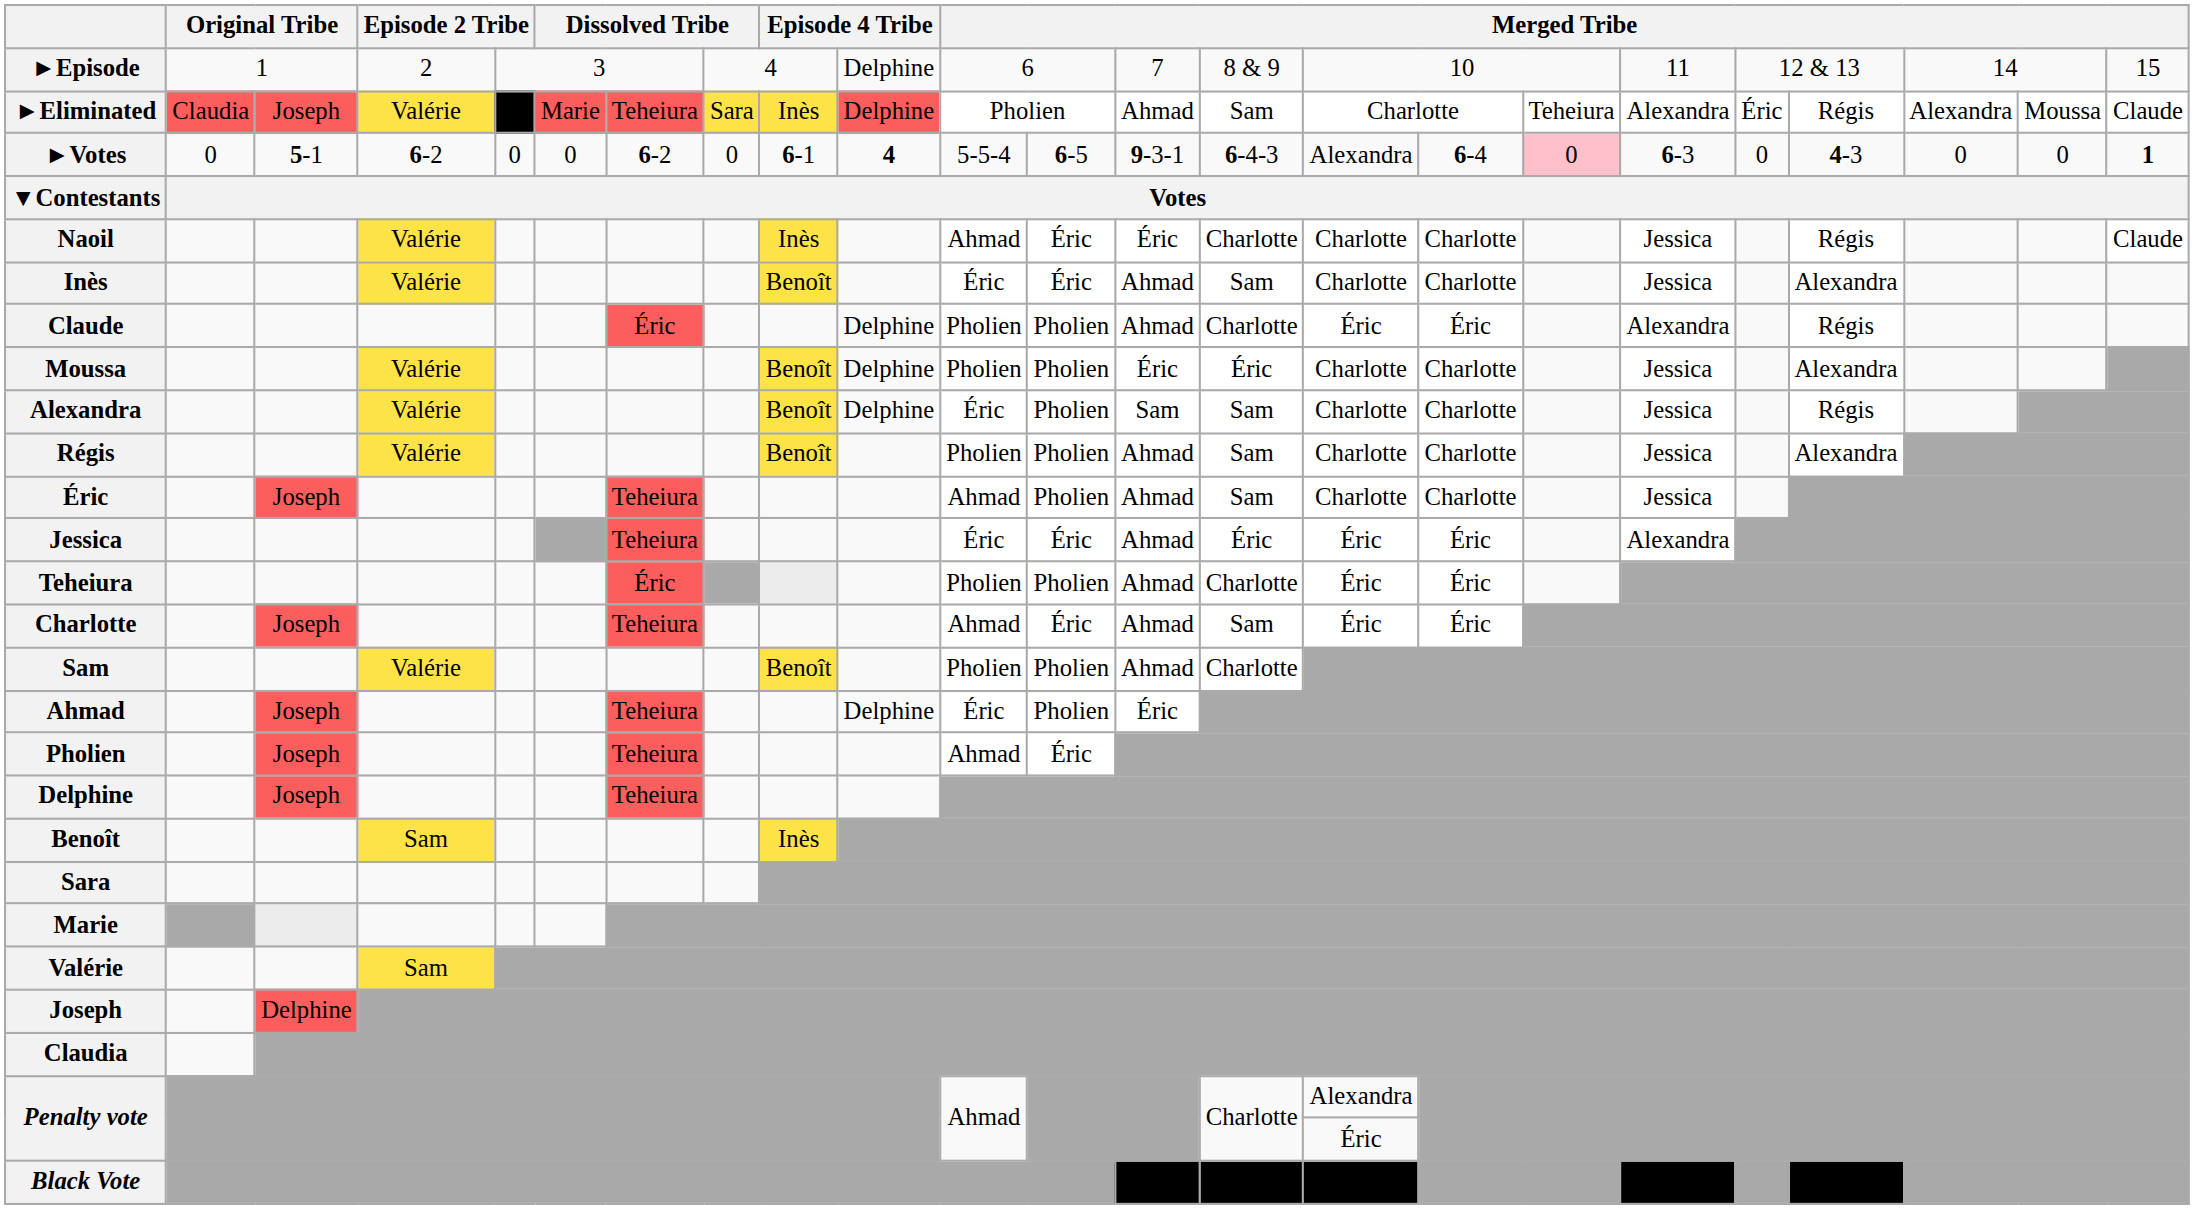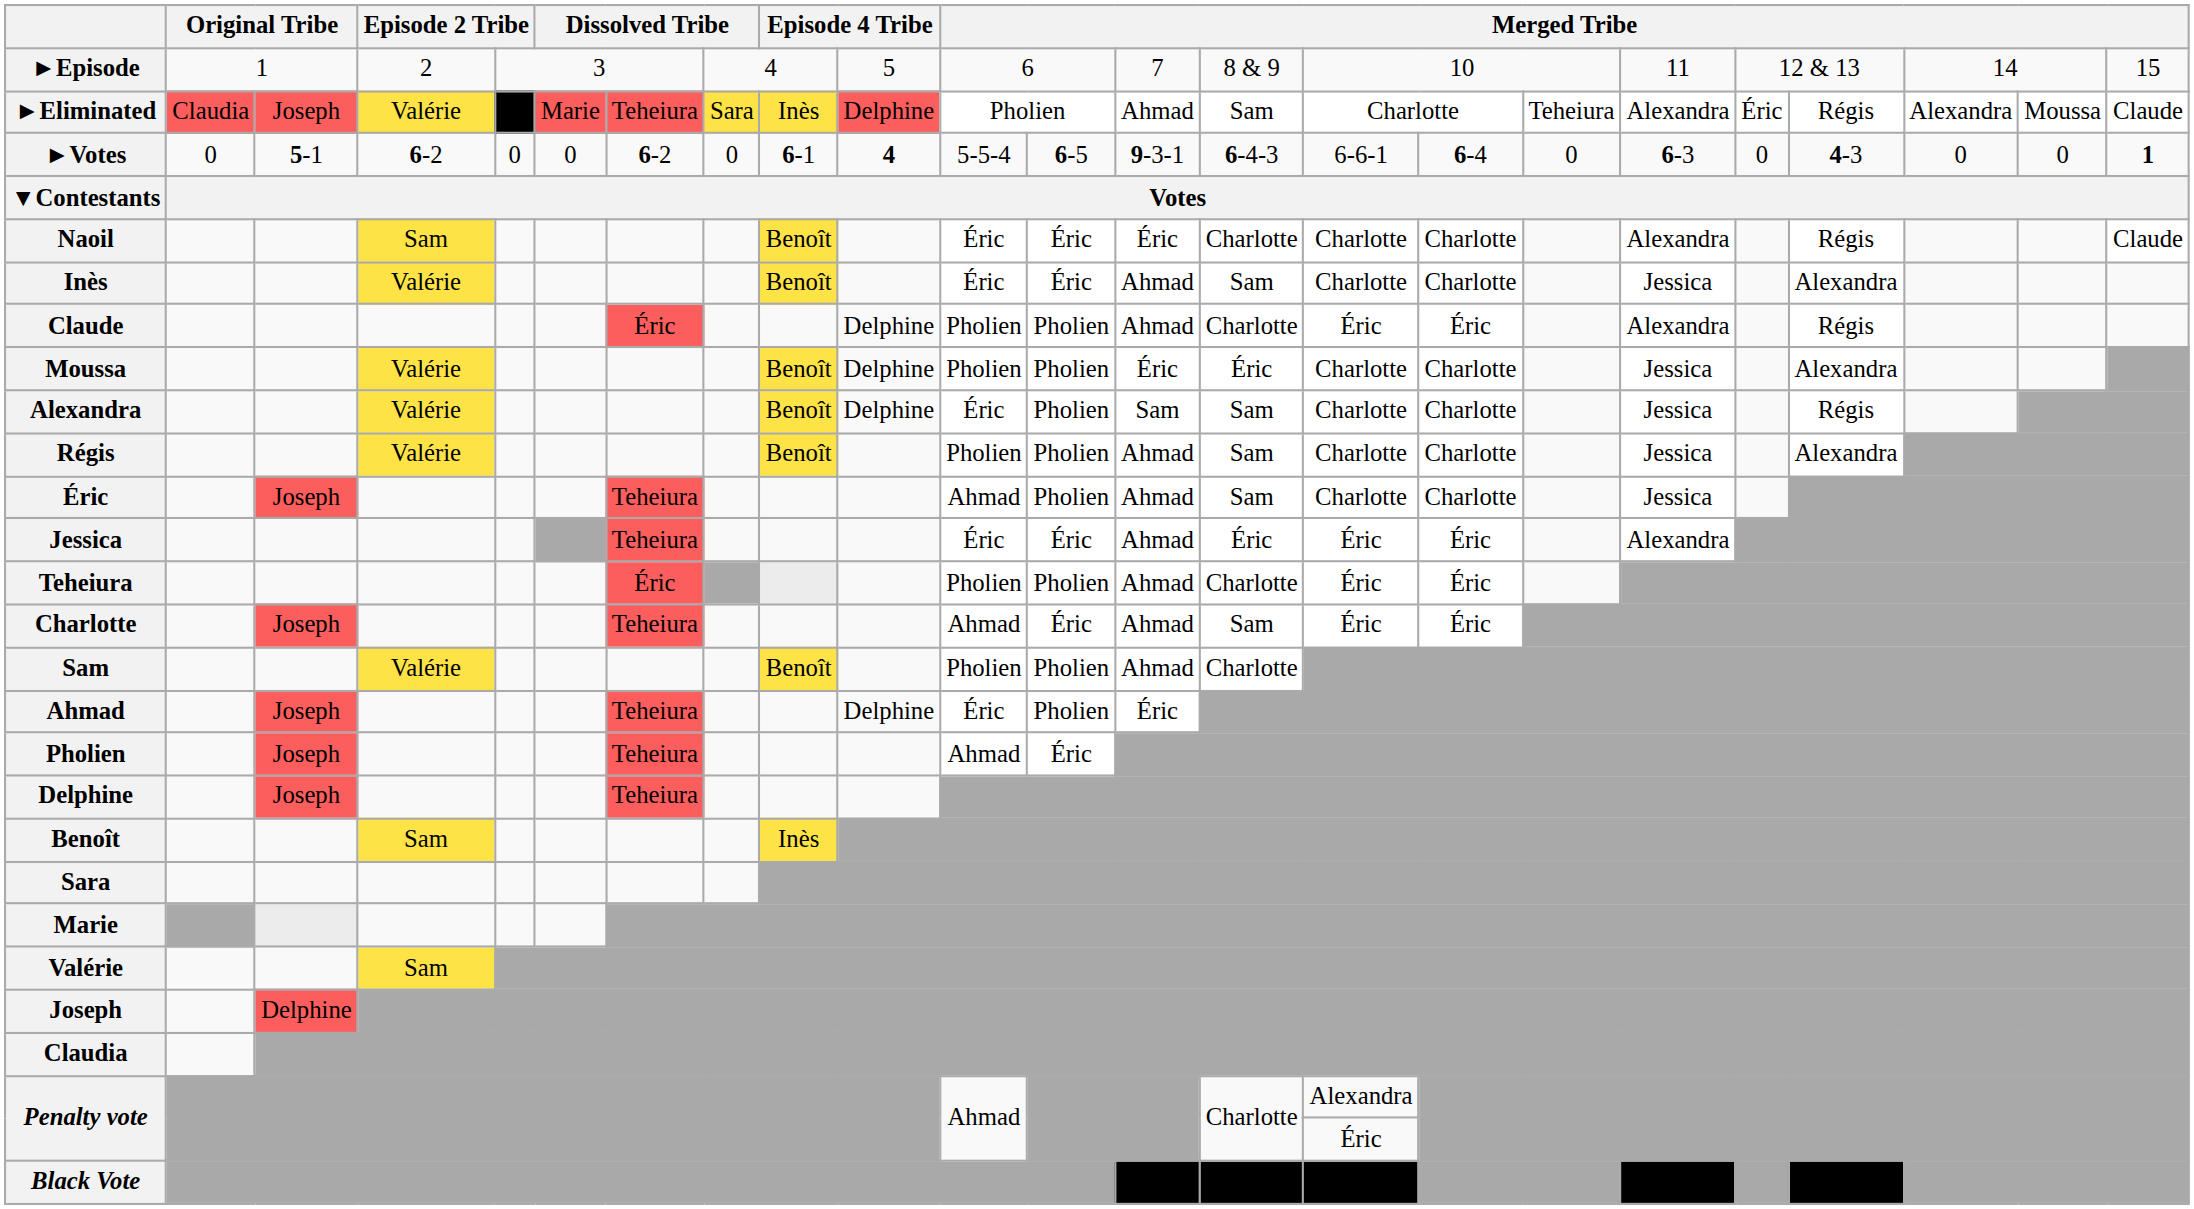(889, 68) Delphine -> (889, 68) 5
(1361, 154) Alexandra -> (1361, 154) 6-6-1
(1571, 154) pink background -> (1571, 154) no background
(426, 239) Valérie -> (426, 239) Sam
(799, 239) Inès -> (799, 239) Benoît
(984, 239) Ahmad -> (984, 239) Éric
(1678, 239) Jessica -> (1678, 239) Alexandra
